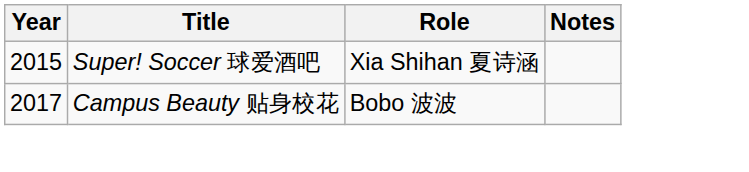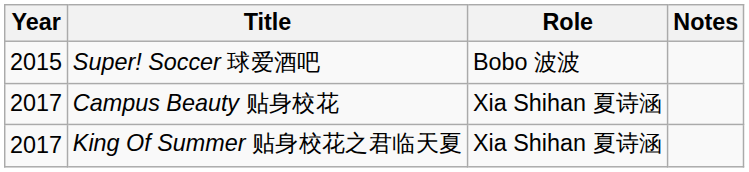(445, 61) Xia Shihan 夏诗涵 -> (527, 61) Bobo 波波
(404, 102) Bobo 波波 -> (568, 102) Xia Shihan 夏诗涵
+ row: (268, 144)
